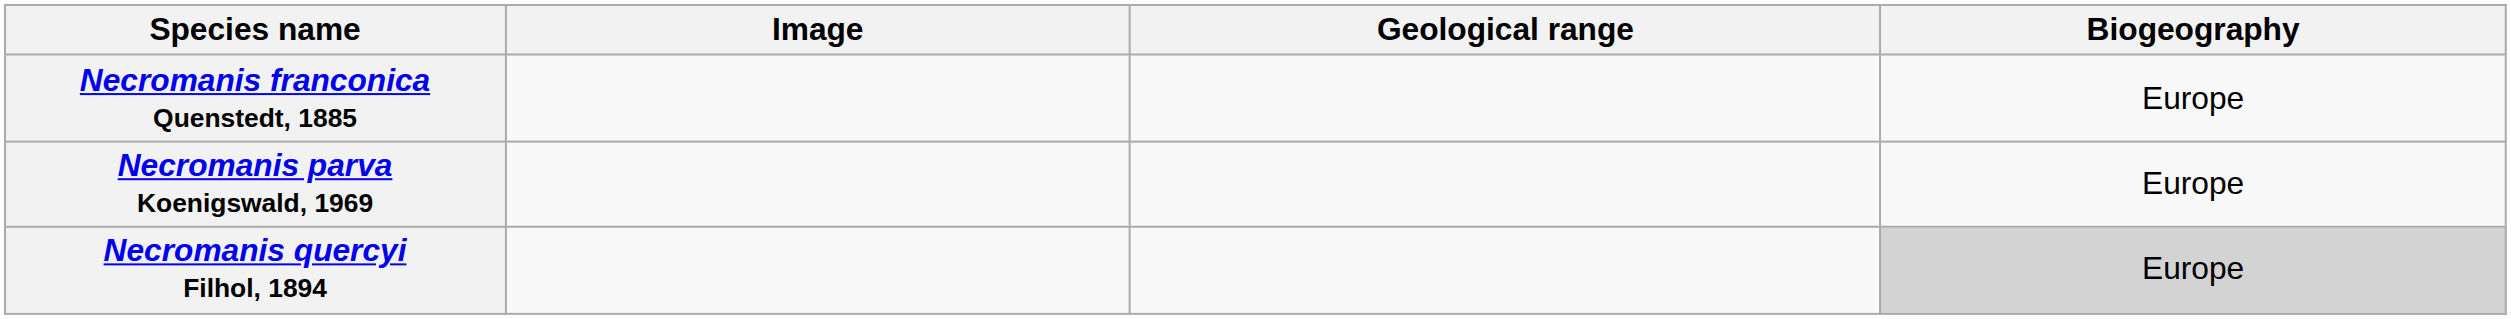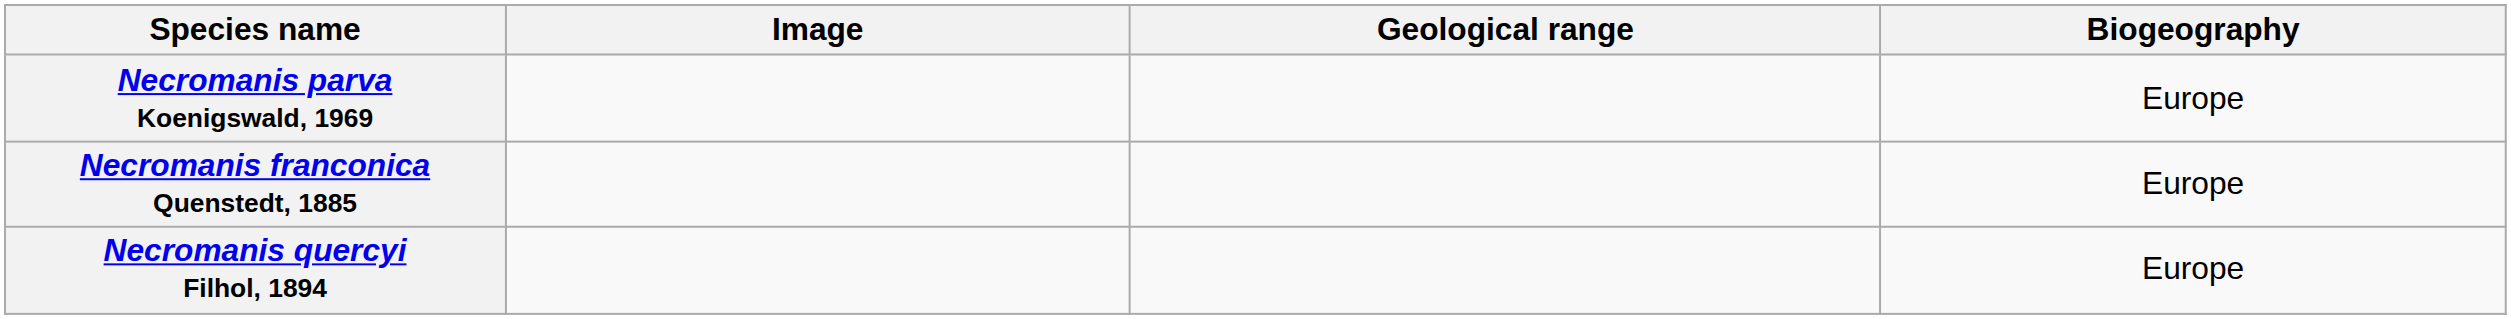rows swapped: (255, 97) <-> (255, 183)
(2193, 269) lightgrey background -> (2193, 269) no background
